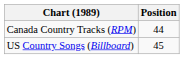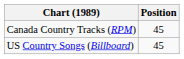(159, 29) 44 -> (159, 29) 45
